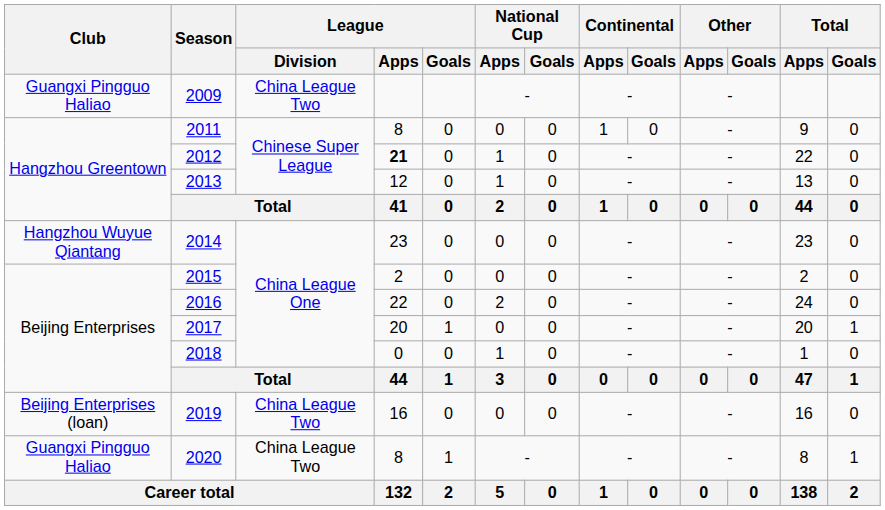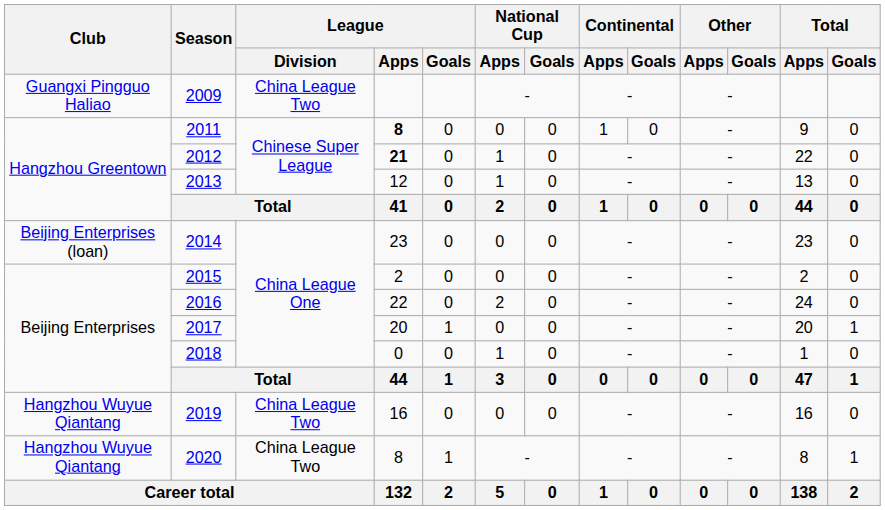(398, 130) normal -> (398, 130) bold
(88, 242) Hangzhou Wuyue Qiantang -> (88, 242) Beijing Enterprises (loan)
(88, 414) Beijing Enterprises (loan) -> (88, 414) Hangzhou Wuyue Qiantang
(88, 457) Guangxi Pingguo Haliao -> (88, 457) Hangzhou Wuyue Qiantang
